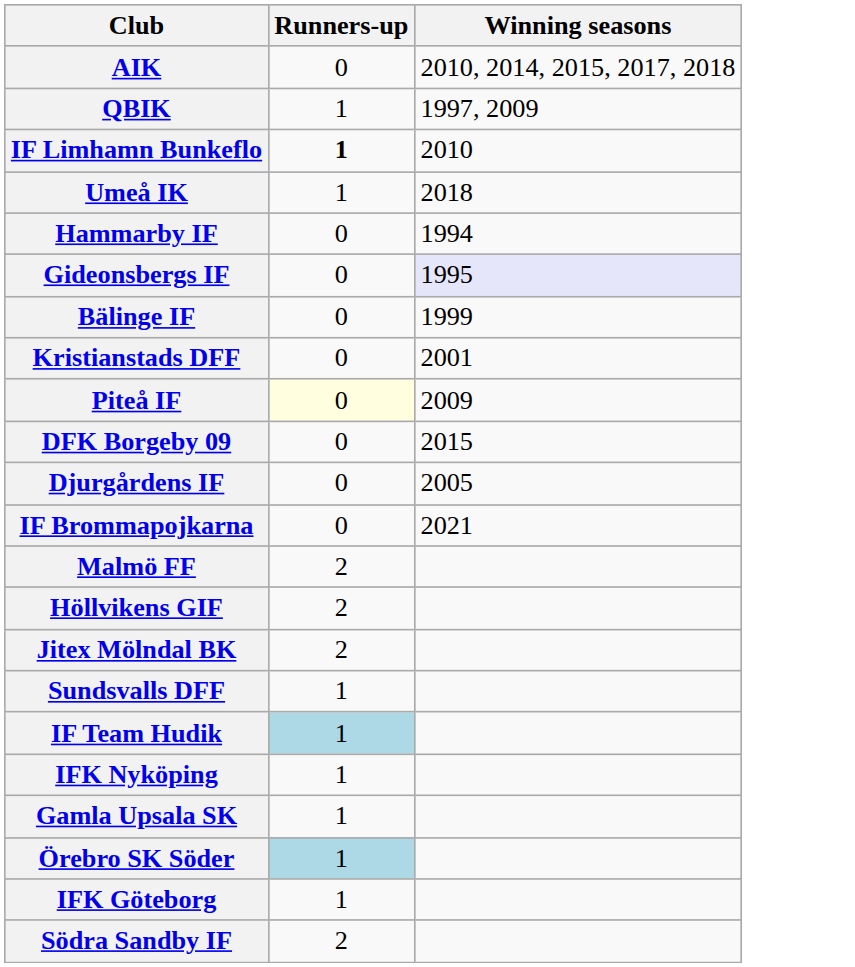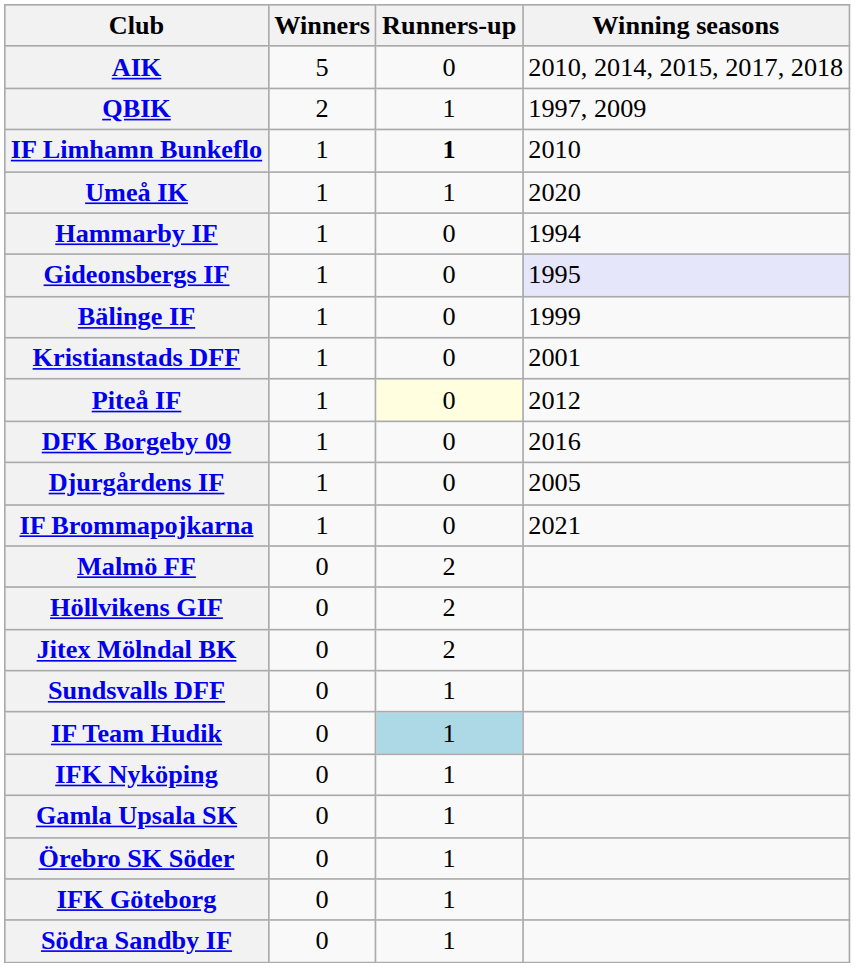+ column: (322, 25)
(447, 191) 2018 -> (555, 191) 2020
(447, 399) 2009 -> (555, 399) 2012
(447, 441) 2015 -> (555, 441) 2016
(341, 857) lightblue background -> (449, 857) no background
(341, 940) 2 -> (449, 940) 1
